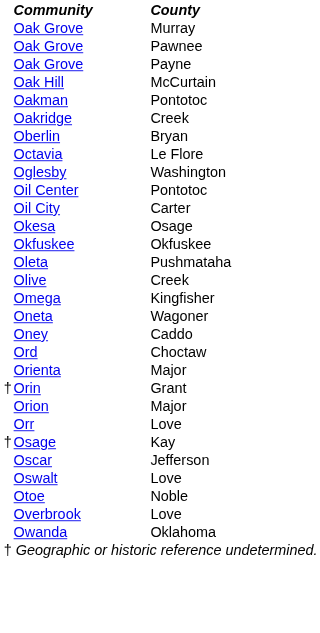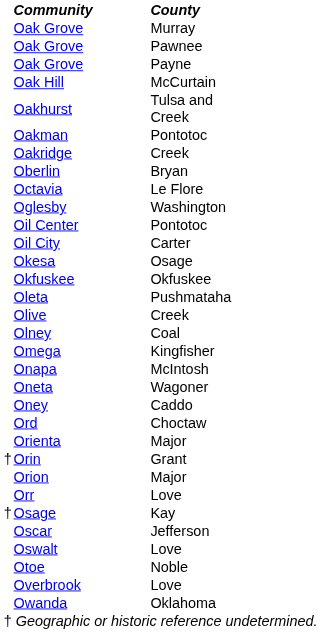+ row: (43, 109)
+ row: (32, 333)
+ row: (35, 369)
